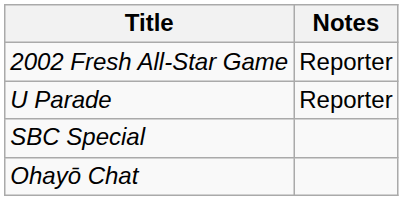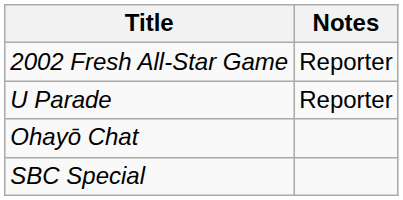rows swapped: (74, 175) <-> (78, 137)
